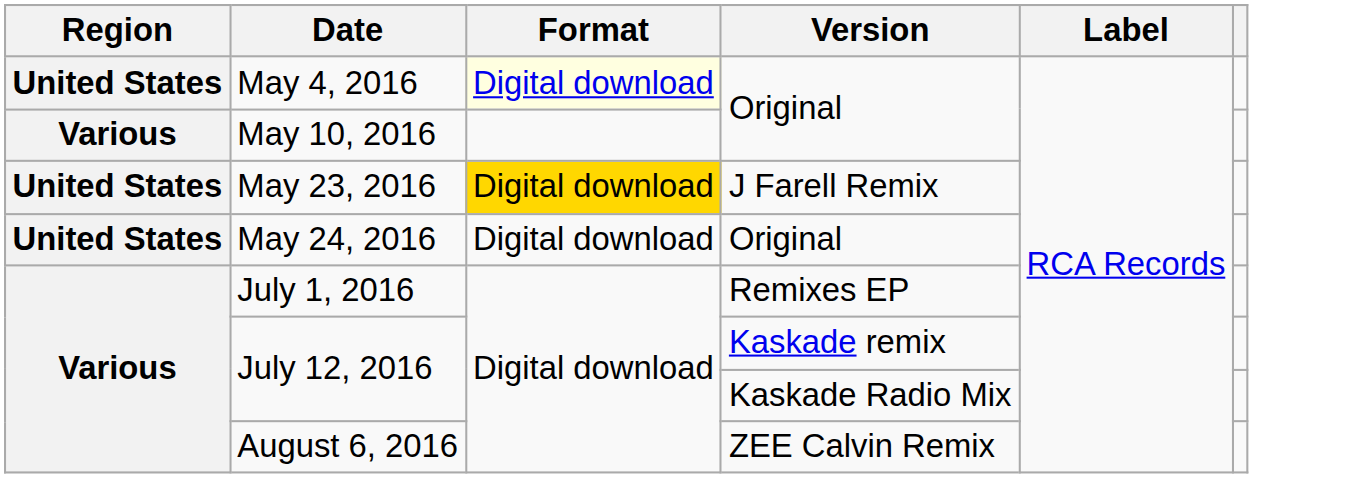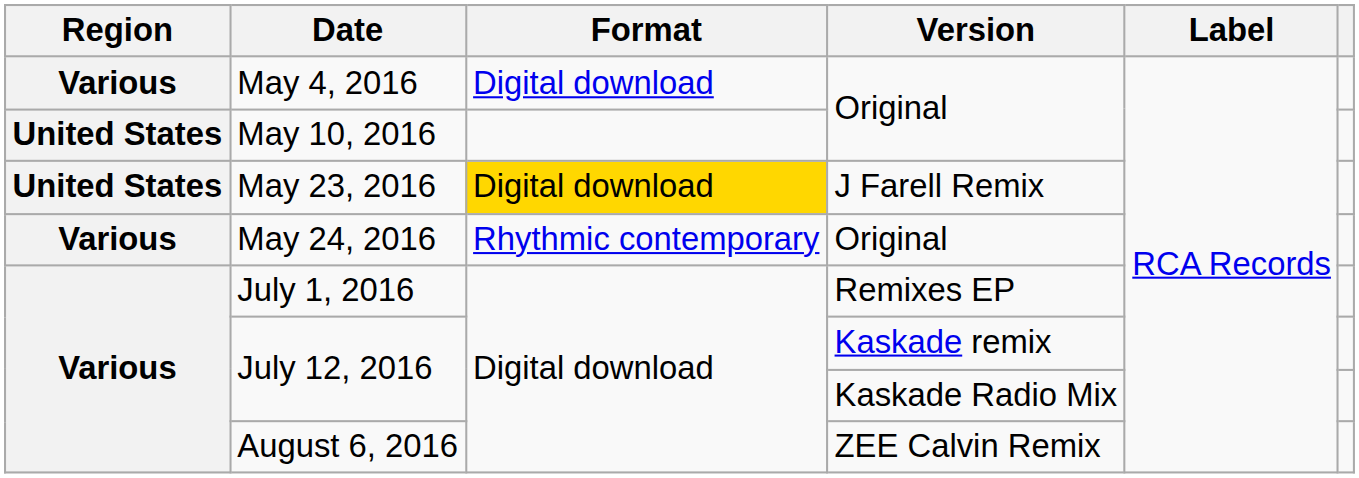(117, 82) United States -> (117, 82) Various
(593, 82) lightyellow background -> (593, 82) no background
(117, 134) Various -> (117, 134) United States
(117, 238) United States -> (117, 238) Various
(593, 238) Digital download -> (646, 238) Rhythmic contemporary
